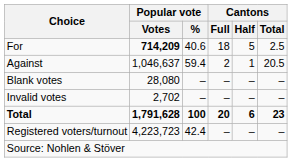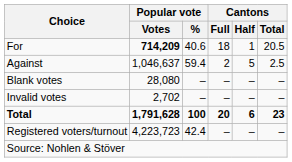(252, 47) 5 -> (252, 47) 1
(277, 47) 2.5 -> (274, 47) 20.5
(252, 64) 1 -> (252, 64) 5
(274, 64) 20.5 -> (277, 64) 2.5
